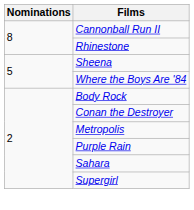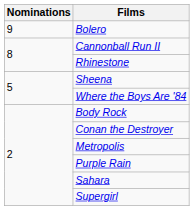+ row: (91, 29)
